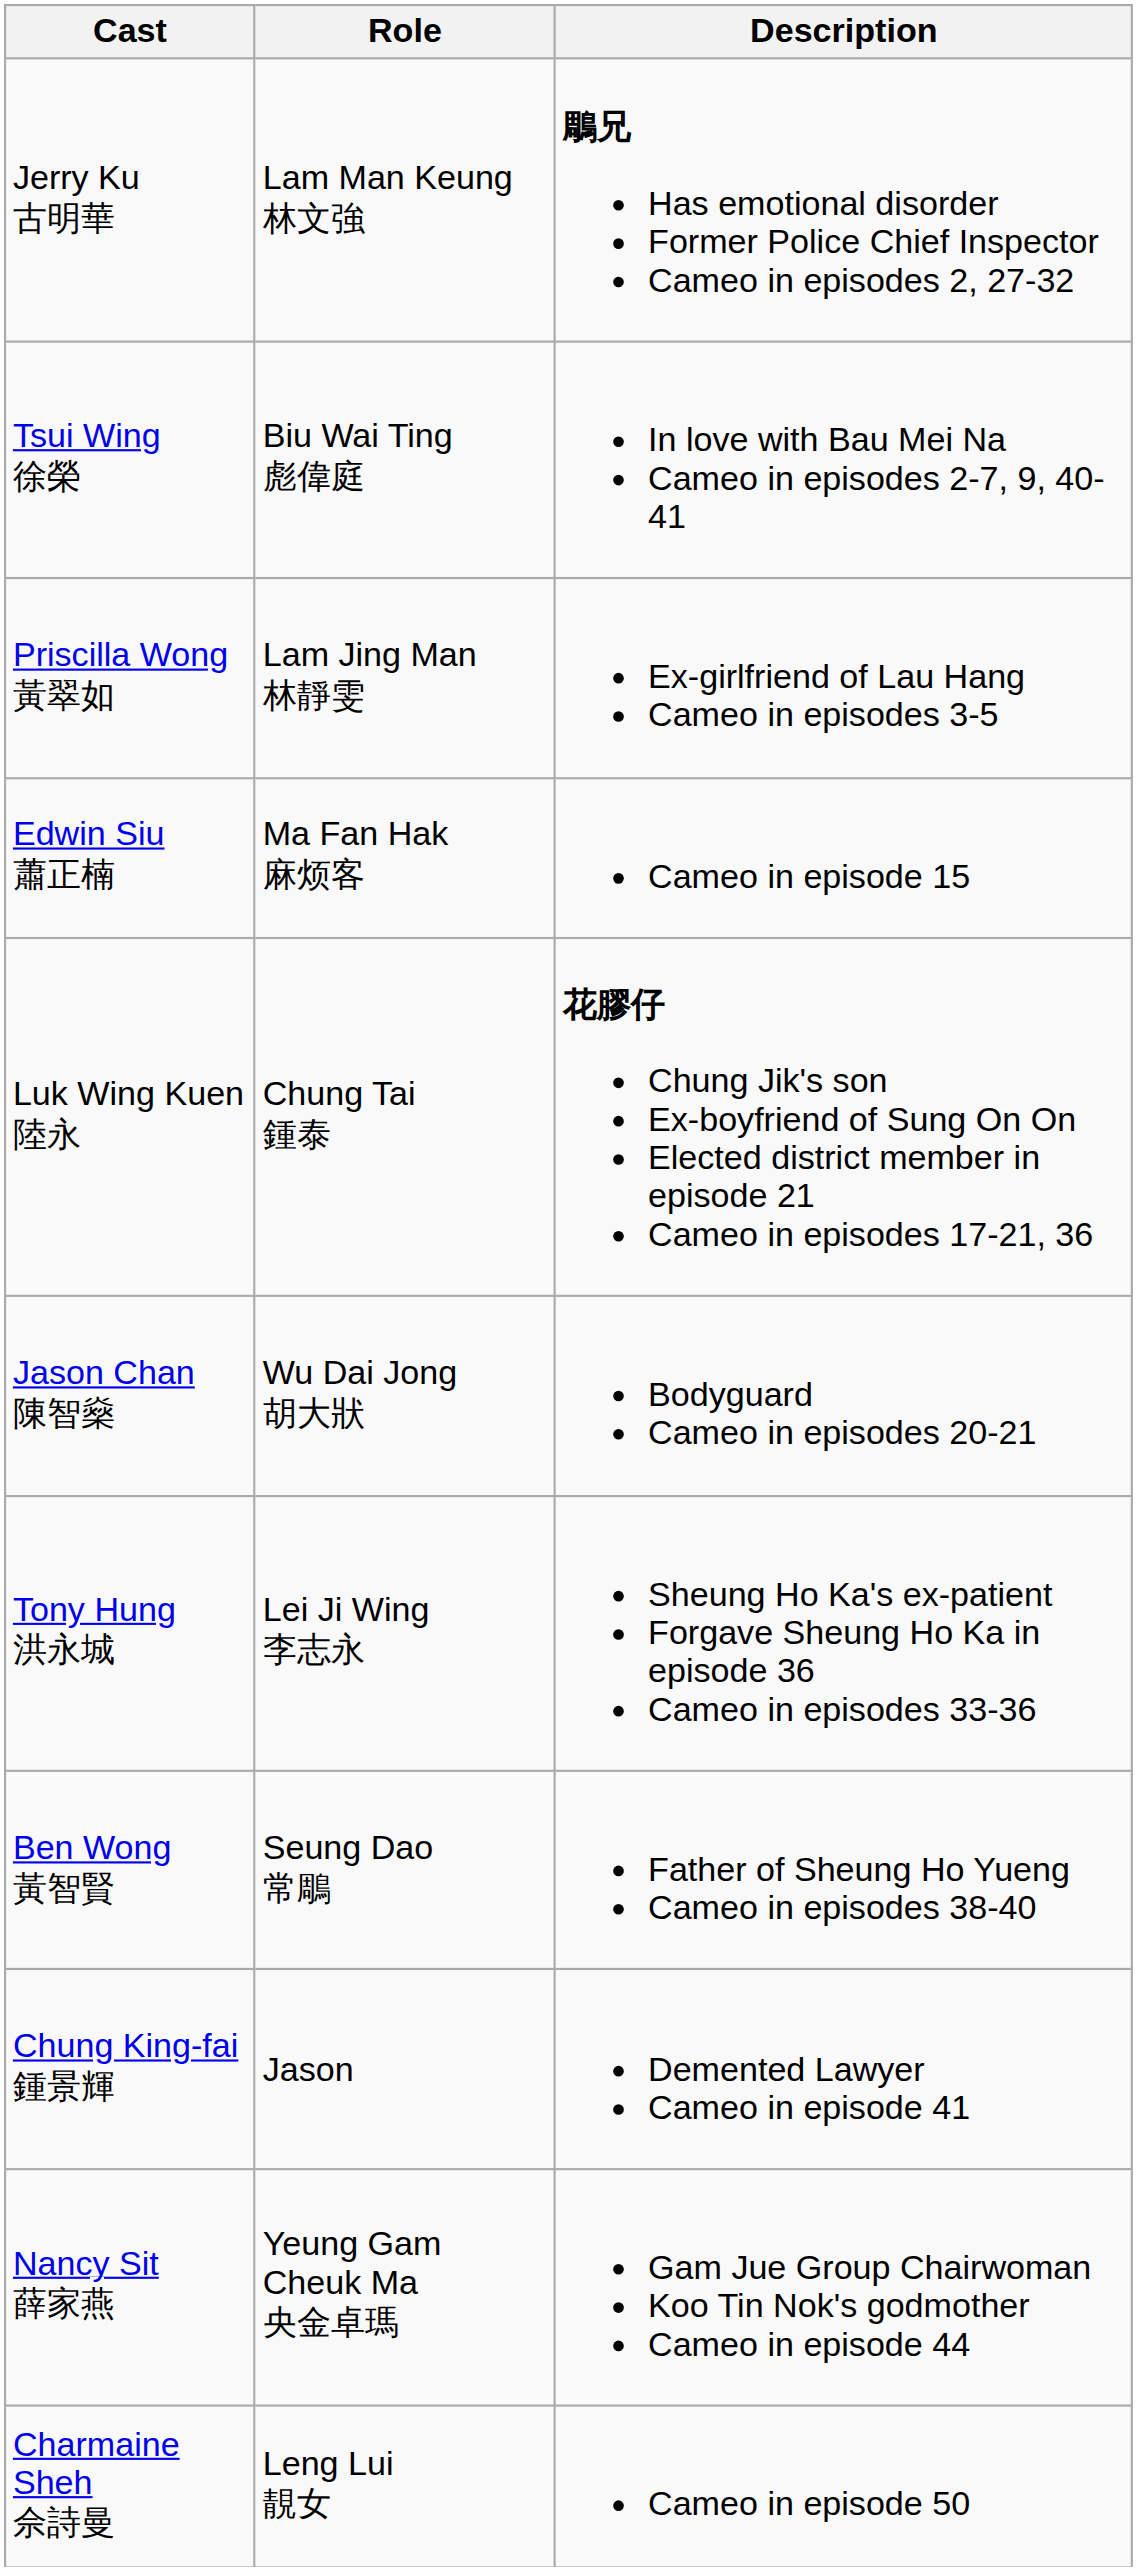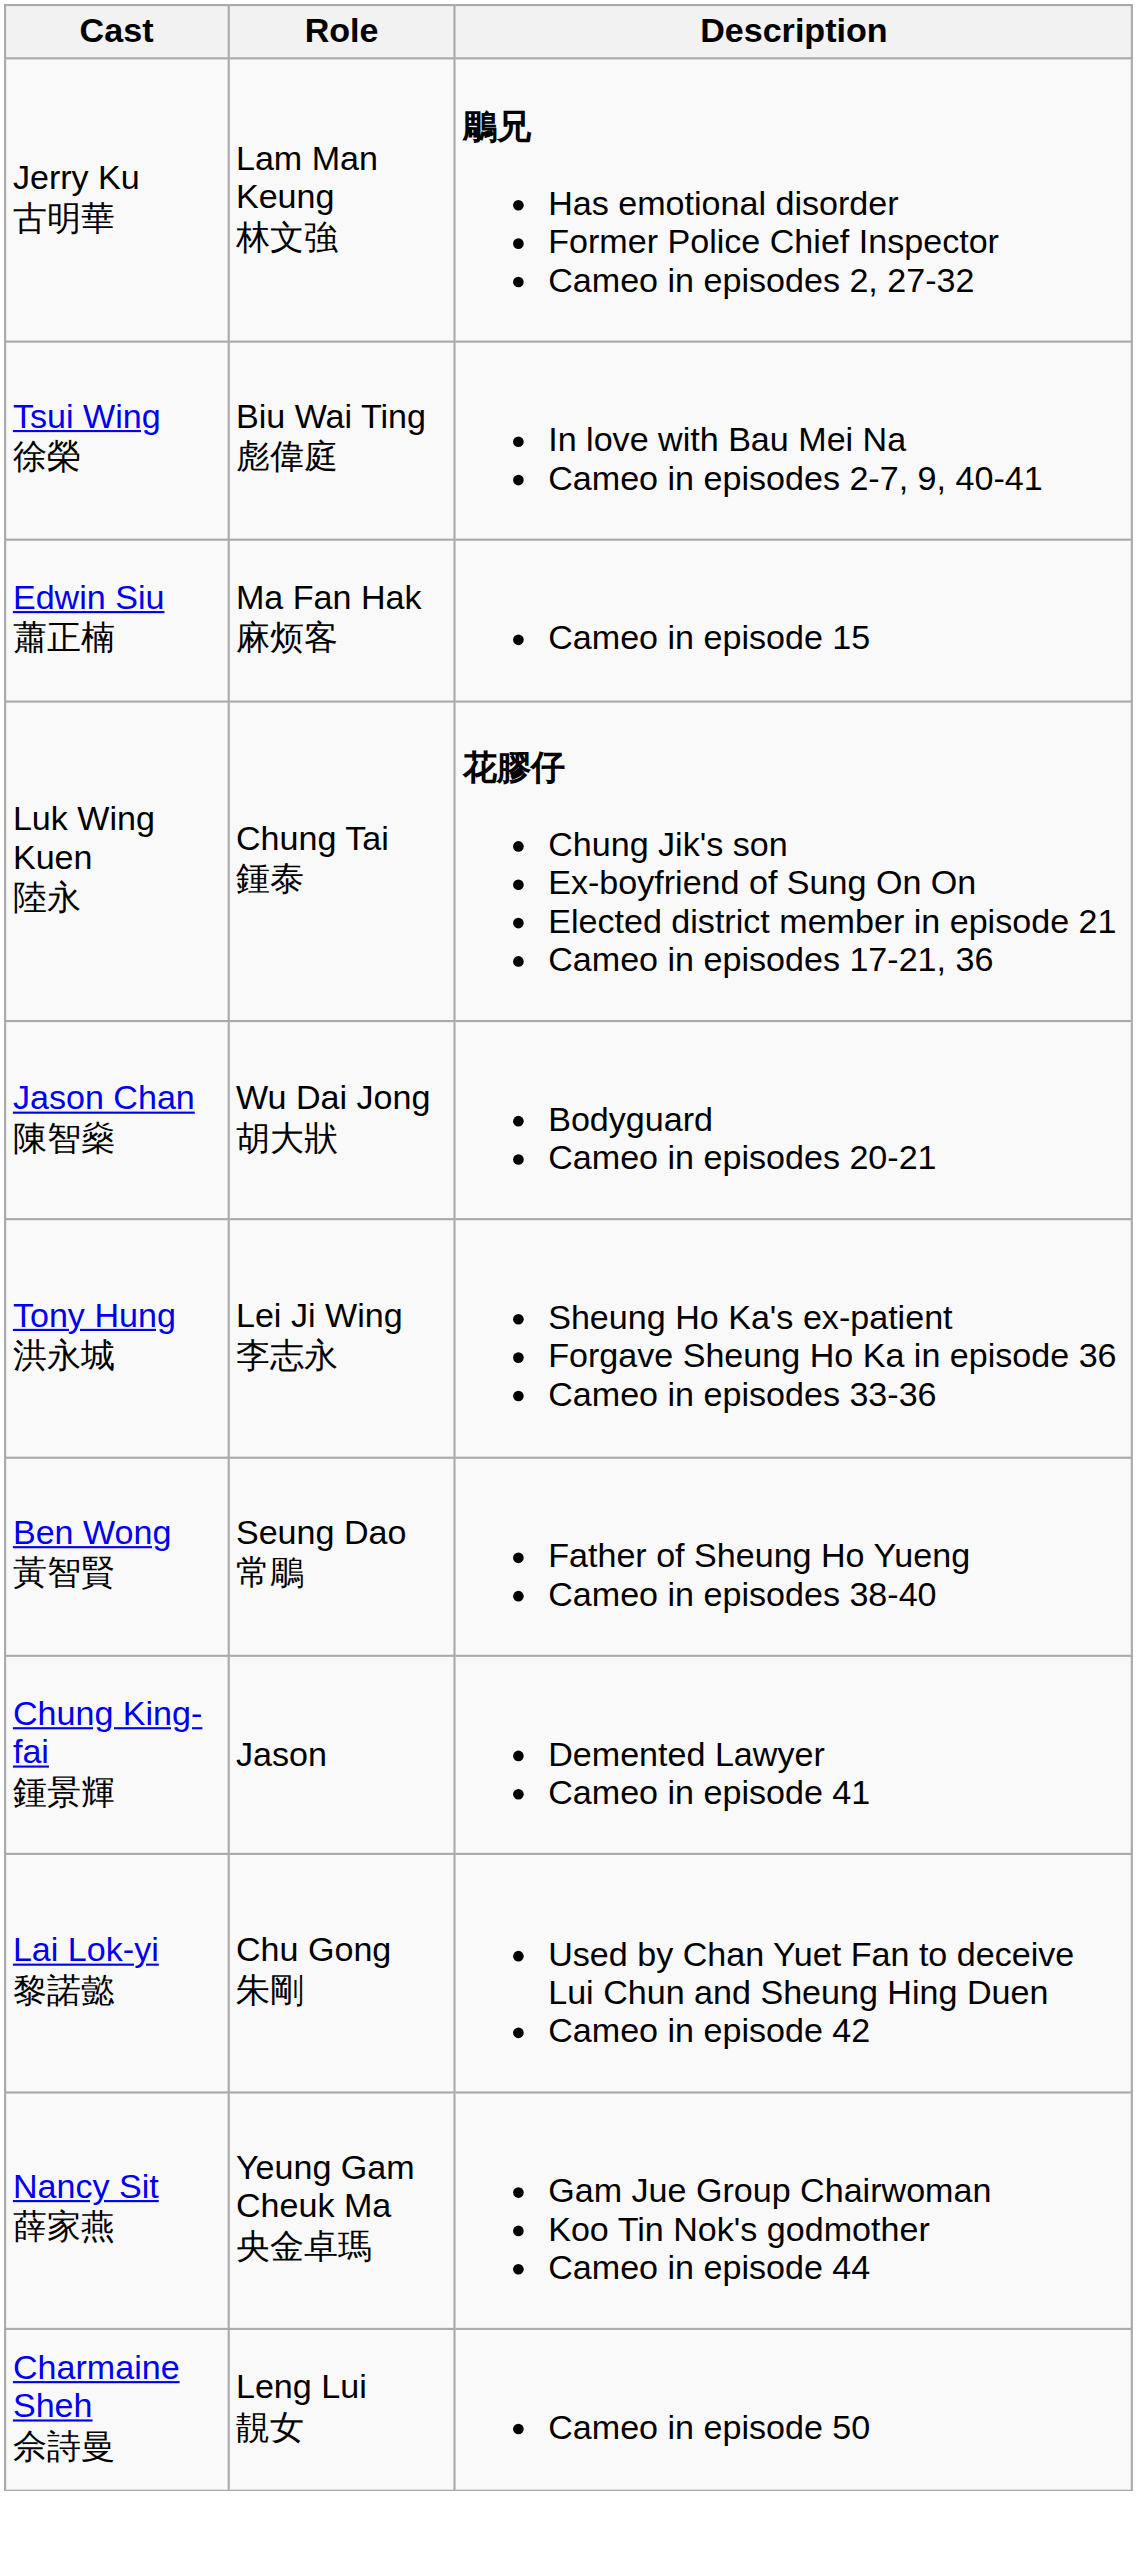- row: (121, 675)
+ row: (86, 1970)
